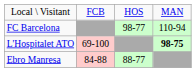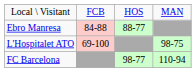rows swapped: (33, 28) <-> (34, 59)
(172, 43) bold -> (172, 43) normal
